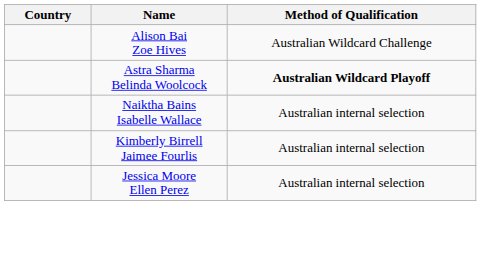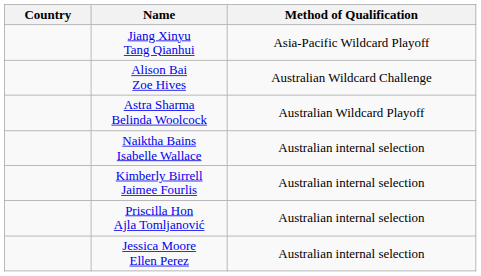+ row: (159, 42)
(351, 77) bold -> (351, 112) normal
+ row: (159, 218)
